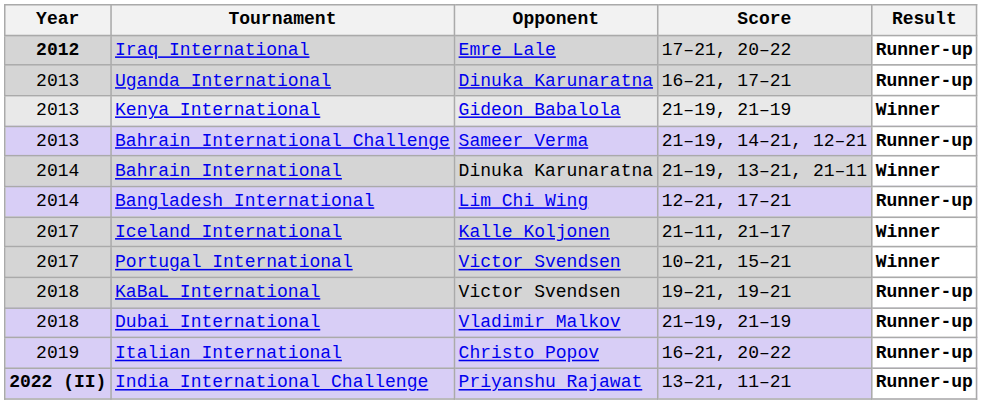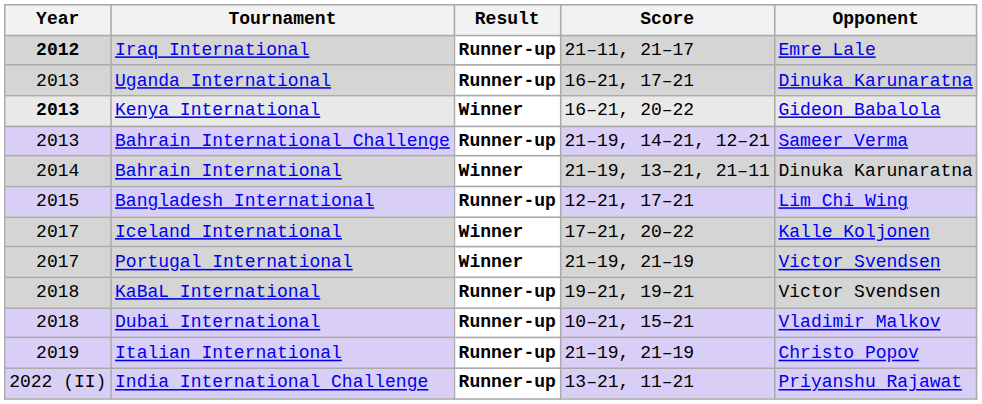columns swapped: (556, 20) <-> (924, 20)
(727, 50) 17–21, 20–22 -> (629, 50) 21–11, 21–17
(58, 110) normal -> (58, 110) bold
(727, 110) 21–19, 21–19 -> (629, 110) 16–21, 20–22
(58, 201) 2014 -> (58, 201) 2015
(727, 231) 21–11, 21–17 -> (629, 231) 17–21, 20–22
(727, 262) 10–21, 15–21 -> (629, 262) 21–19, 21–19
(727, 322) 21–19, 21–19 -> (629, 322) 10–21, 15–21
(727, 353) 16–21, 20–22 -> (629, 353) 21–19, 21–19
(58, 383) bold -> (58, 383) normal
